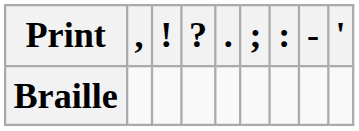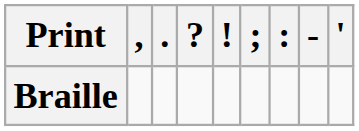columns swapped: (228, 35) <-> (166, 35)
